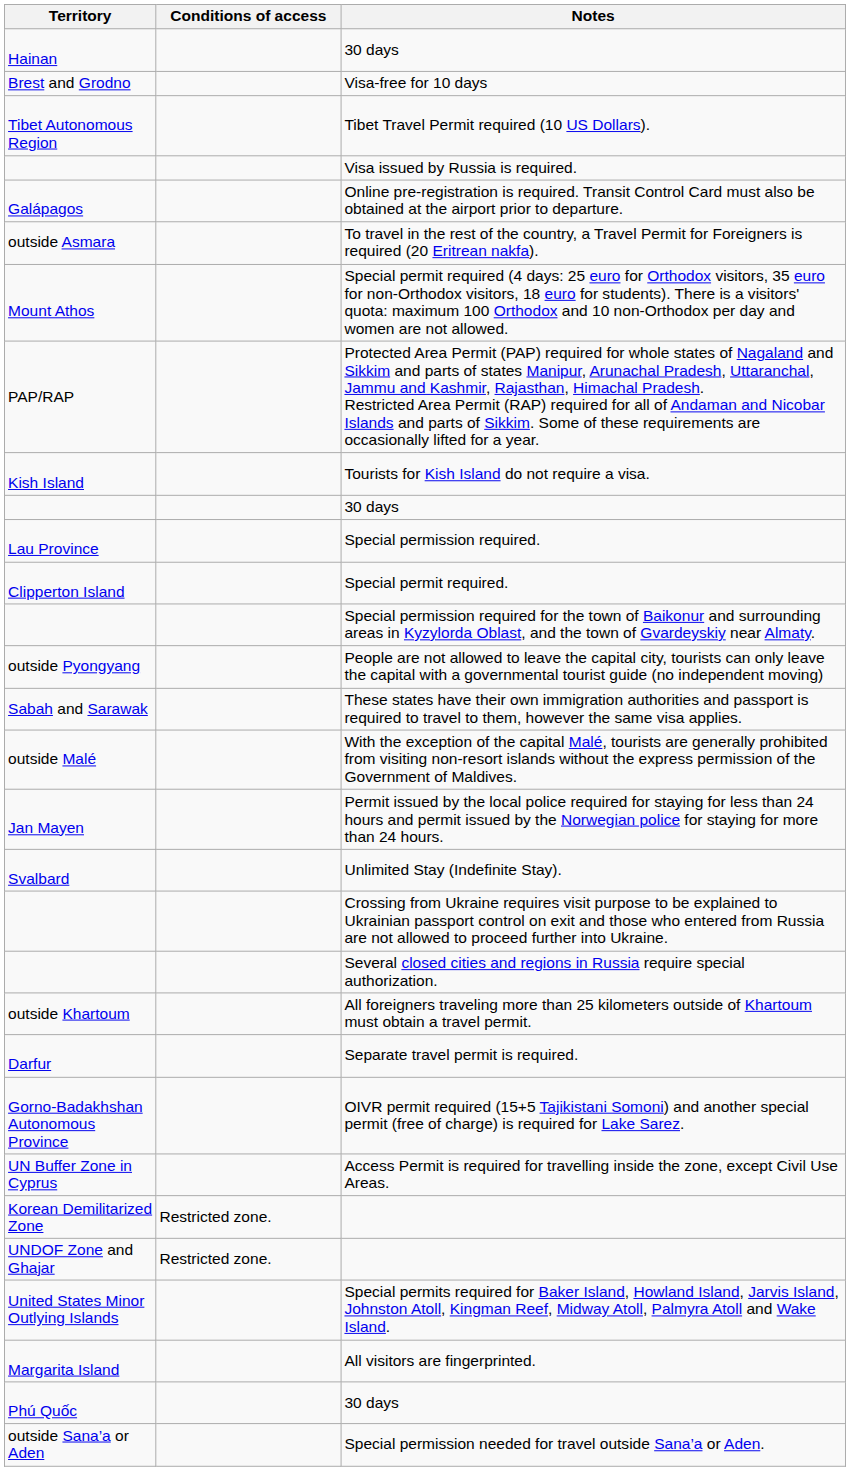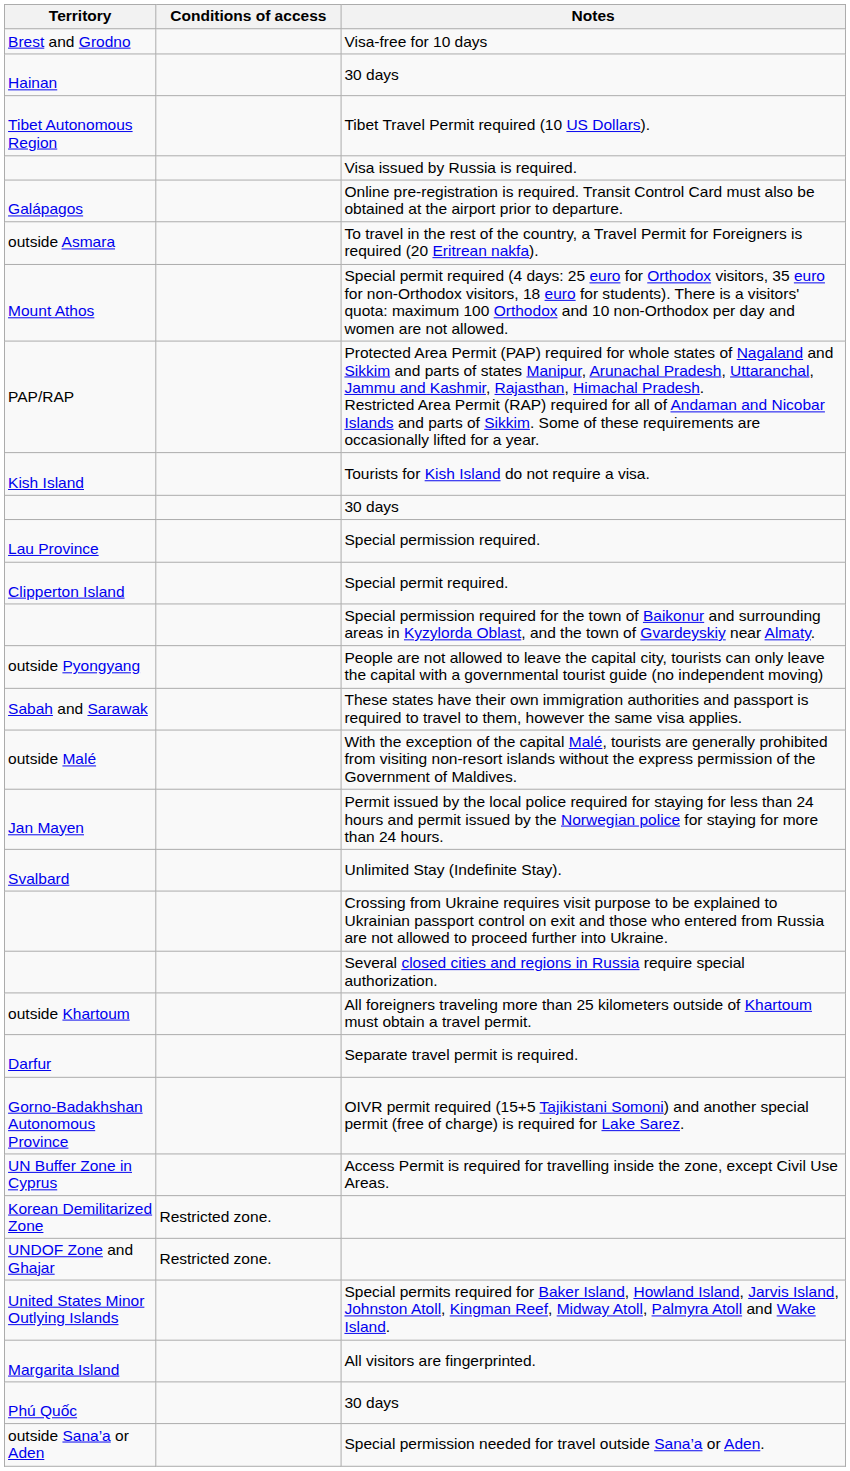rows swapped: (69, 83) <-> (33, 58)
